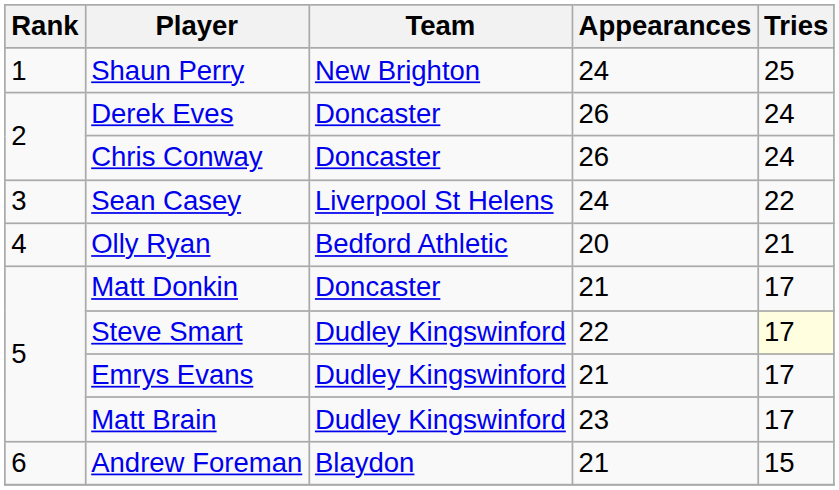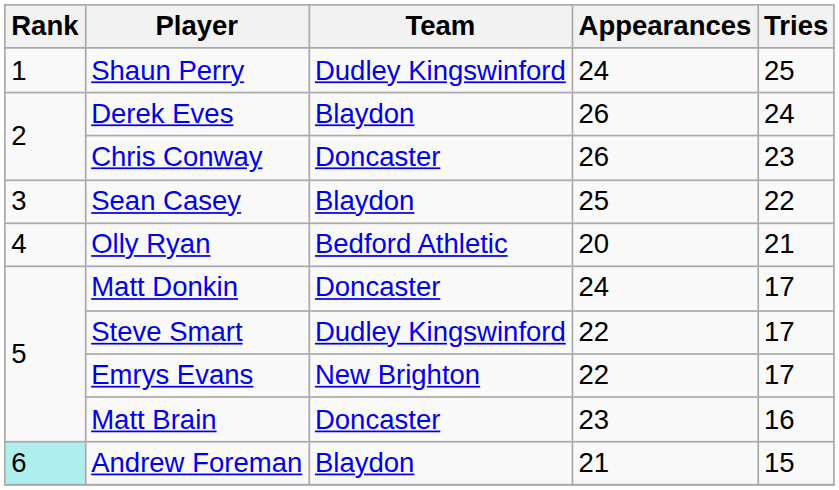(398, 69) New Brighton -> (440, 69) Dudley Kingswinford
(378, 113) Doncaster -> (365, 113) Blaydon
(779, 157) 24 -> (779, 157) 23
(434, 200) Liverpool St Helens -> (365, 200) Blaydon
(594, 200) 24 -> (594, 200) 25
(594, 288) 21 -> (594, 288) 24
(779, 331) lightyellow background -> (779, 331) no background
(440, 375) Dudley Kingswinford -> (398, 375) New Brighton
(594, 375) 21 -> (594, 375) 22
(440, 419) Dudley Kingswinford -> (378, 419) Doncaster
(779, 419) 17 -> (779, 419) 16
(19, 462) no background -> (19, 462) paleturquoise background
